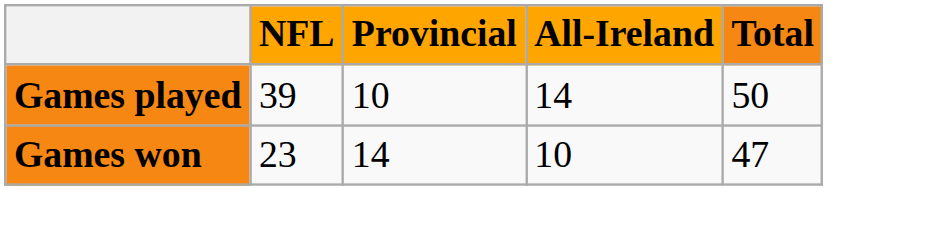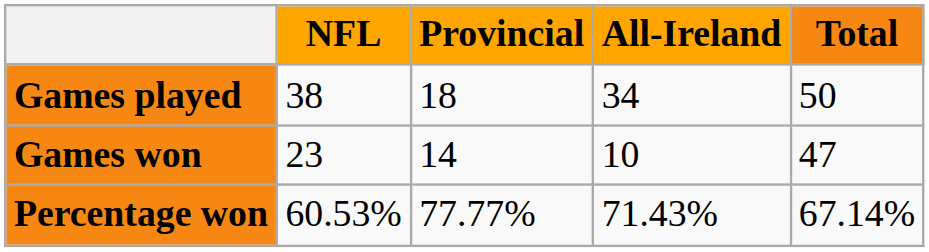(278, 94) 39 -> (304, 94) 38
(371, 94) 10 -> (438, 94) 18
(553, 94) 14 -> (621, 94) 34
+ row: (141, 214)
